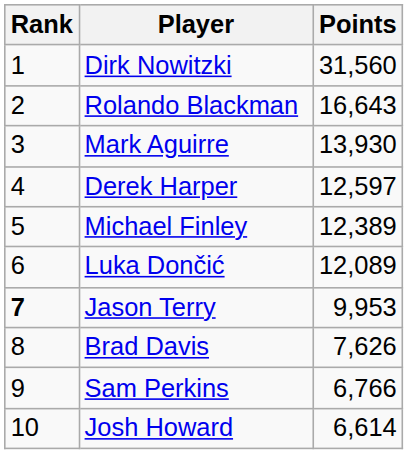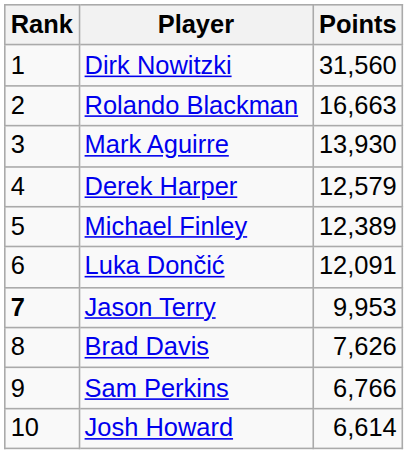(358, 105) 16,643 -> (358, 105) 16,663
(358, 186) 12,597 -> (358, 186) 12,579
(358, 266) 12,089 -> (358, 266) 12,091
